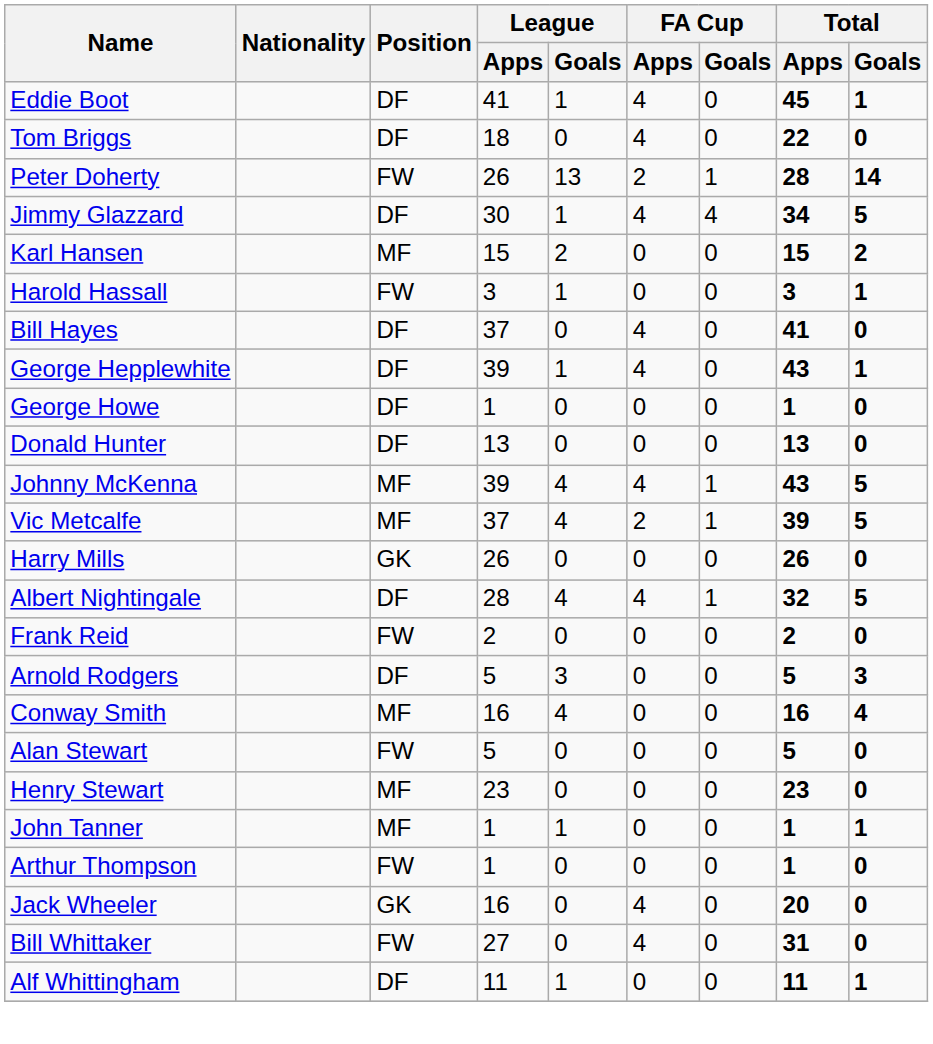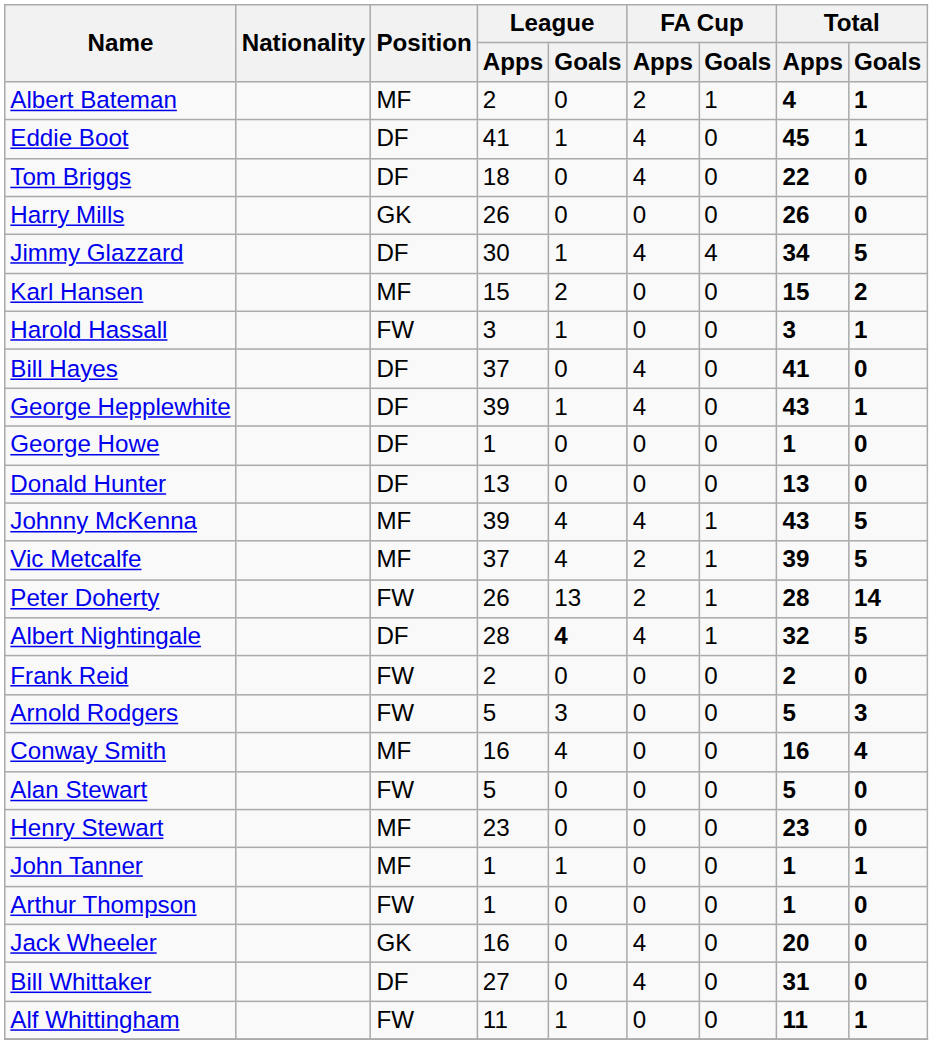+ row: (94, 100)
rows swapped: (85, 176) <-> (67, 560)
(561, 598) normal -> (561, 636) bold
(392, 675) DF -> (395, 713) FW
(395, 943) FW -> (392, 981) DF
(392, 981) DF -> (395, 1019) FW
